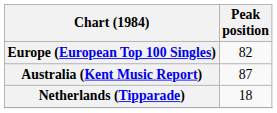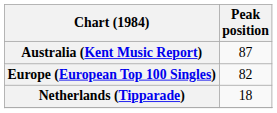rows swapped: (112, 74) <-> (112, 52)
